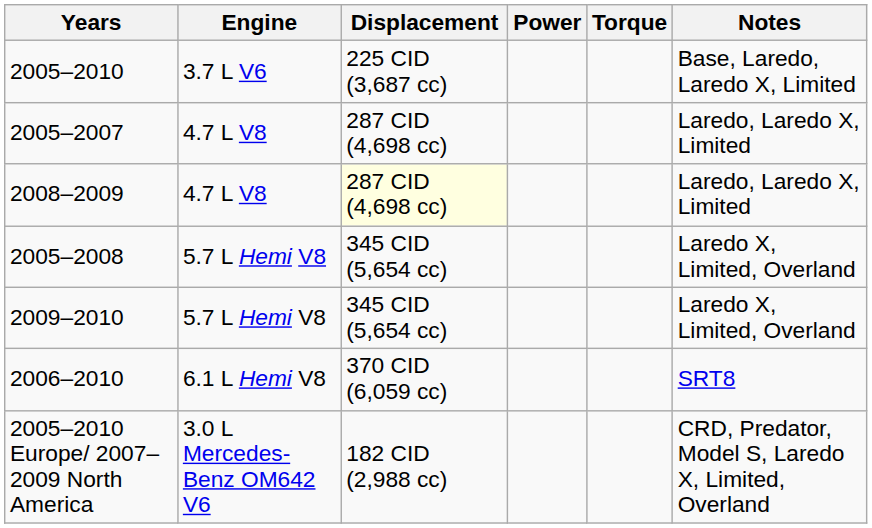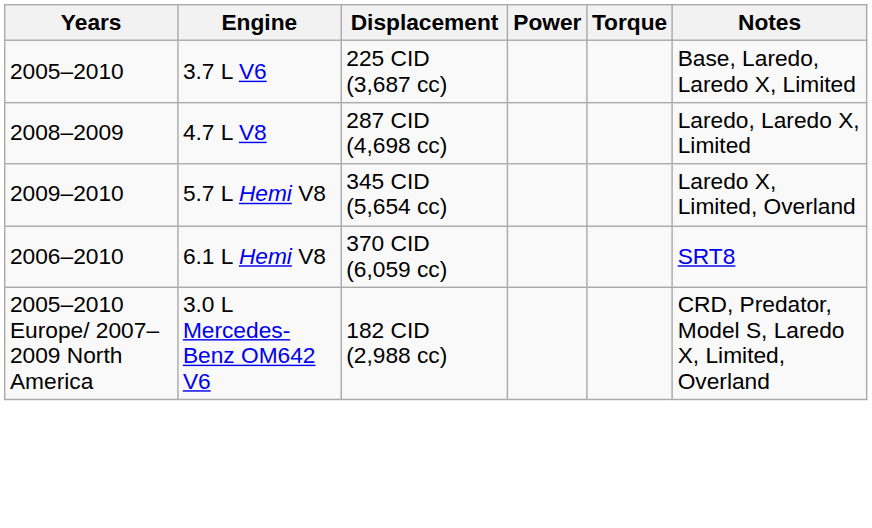- row: (67, 132)
(397, 194) lightyellow background -> (397, 132) no background
- row: (67, 256)
